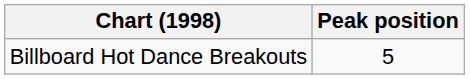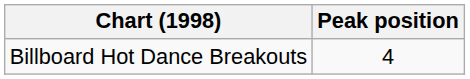(388, 56) 5 -> (388, 56) 4
